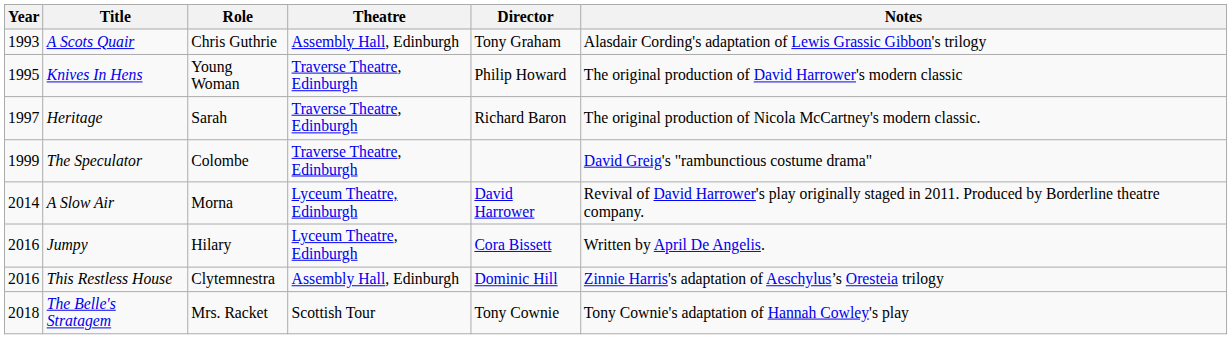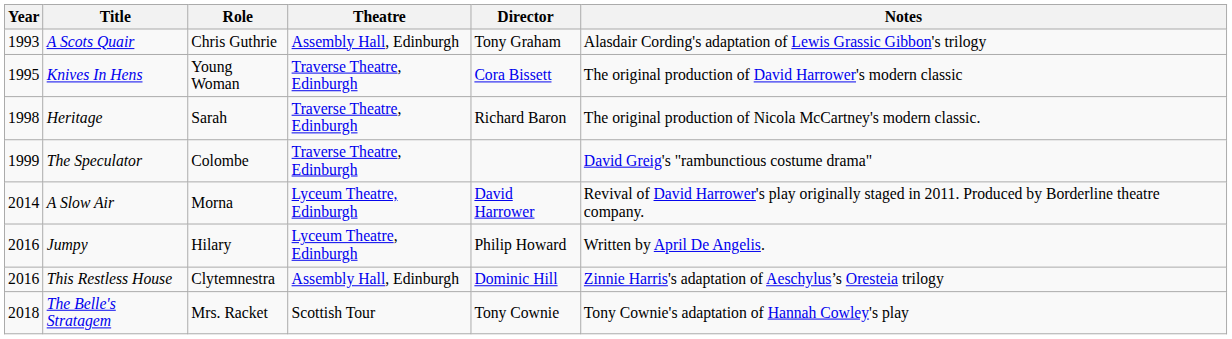(520, 75) Philip Howard -> (513, 75) Cora Bissett
(24, 117) 1997 -> (24, 117) 1998
(513, 245) Cora Bissett -> (520, 245) Philip Howard
